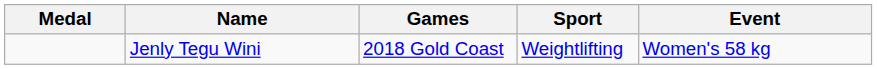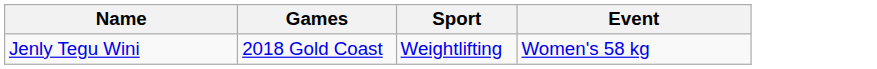- column: (65, 19)
